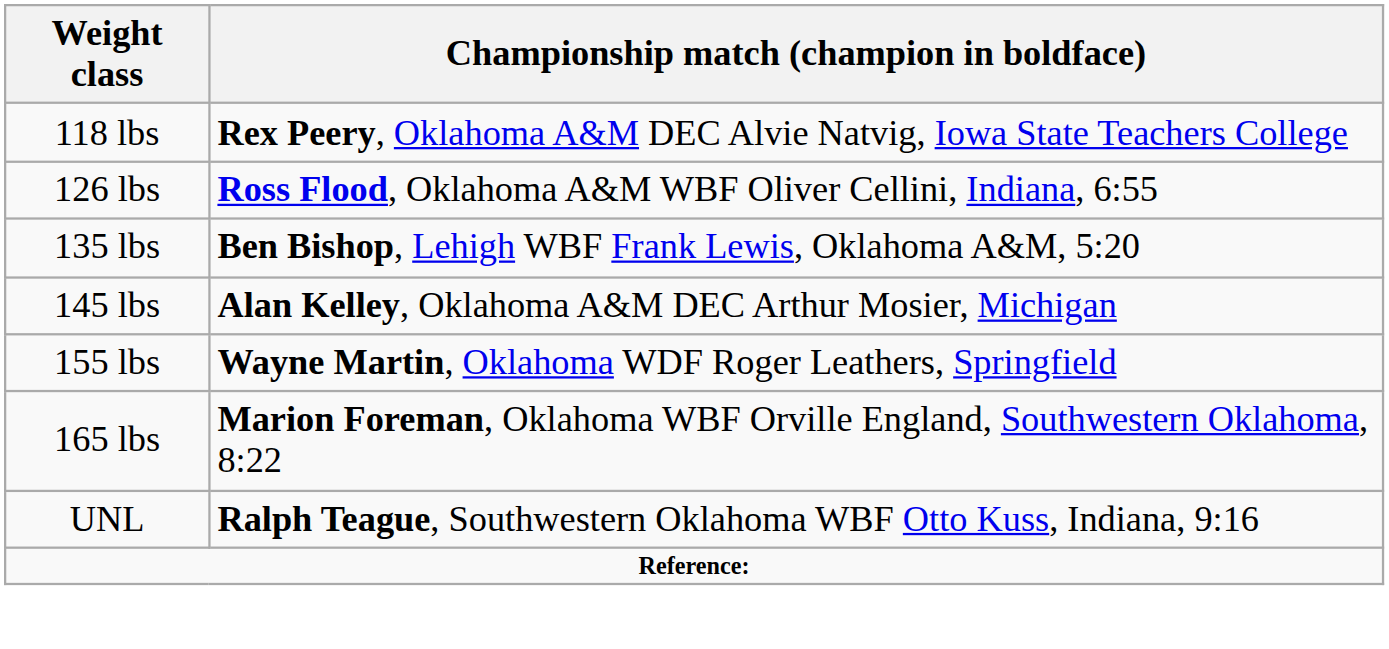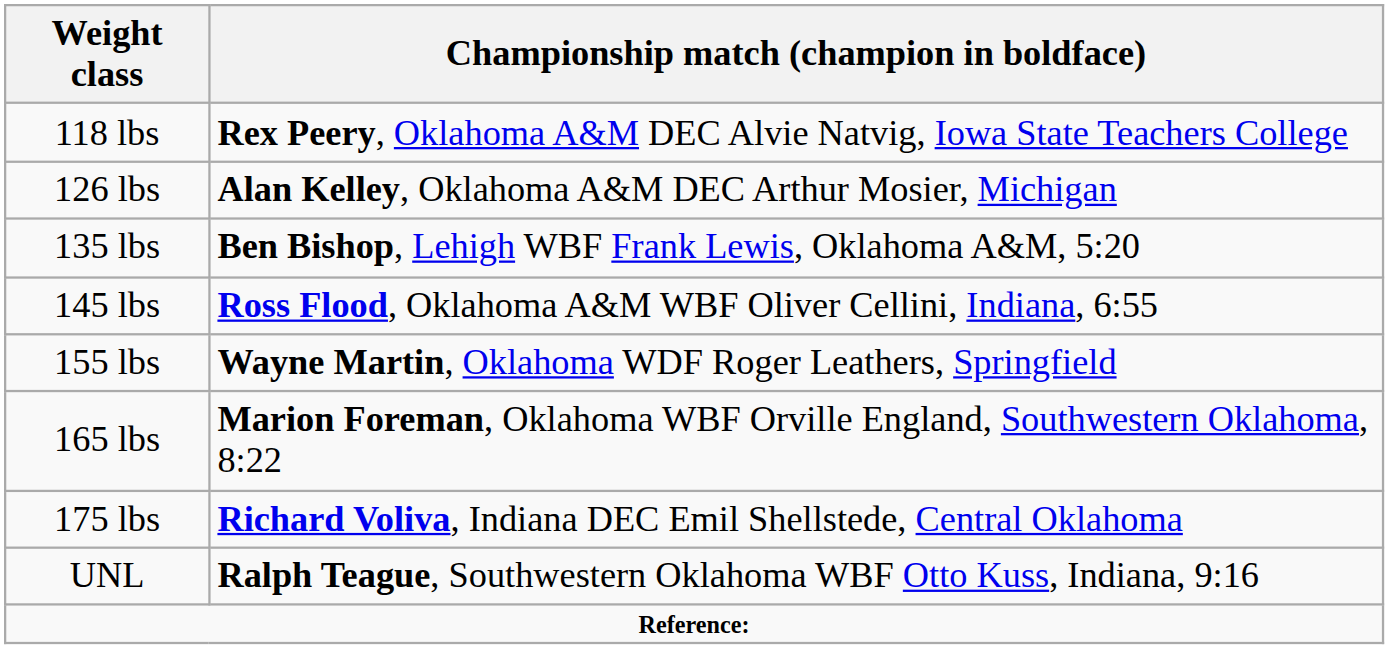(688, 189) Ross Flood, Oklahoma A&M WBF Oliver Cellini, Indiana, 6:55 -> (667, 189) Alan Kelley, Oklahoma A&M DEC Arthur Mosier, Michigan
(667, 304) Alan Kelley, Oklahoma A&M DEC Arthur Mosier, Michigan -> (688, 304) Ross Flood, Oklahoma A&M WBF Oliver Cellini, Indiana, 6:55
+ row: (107, 518)
